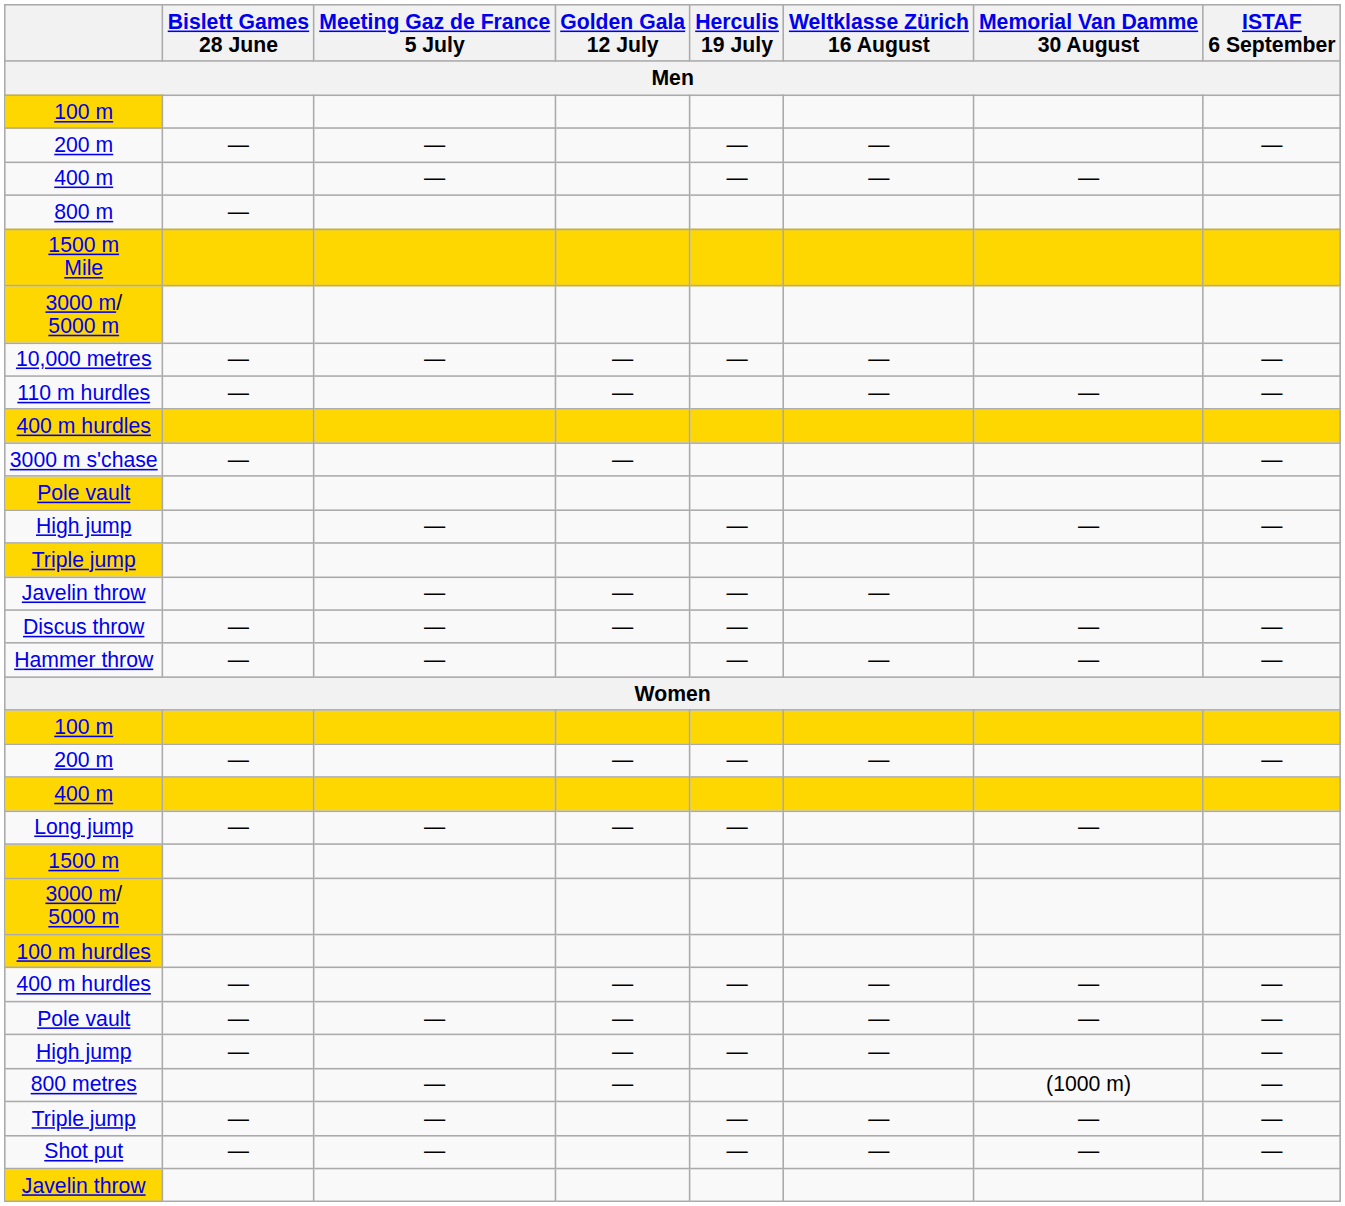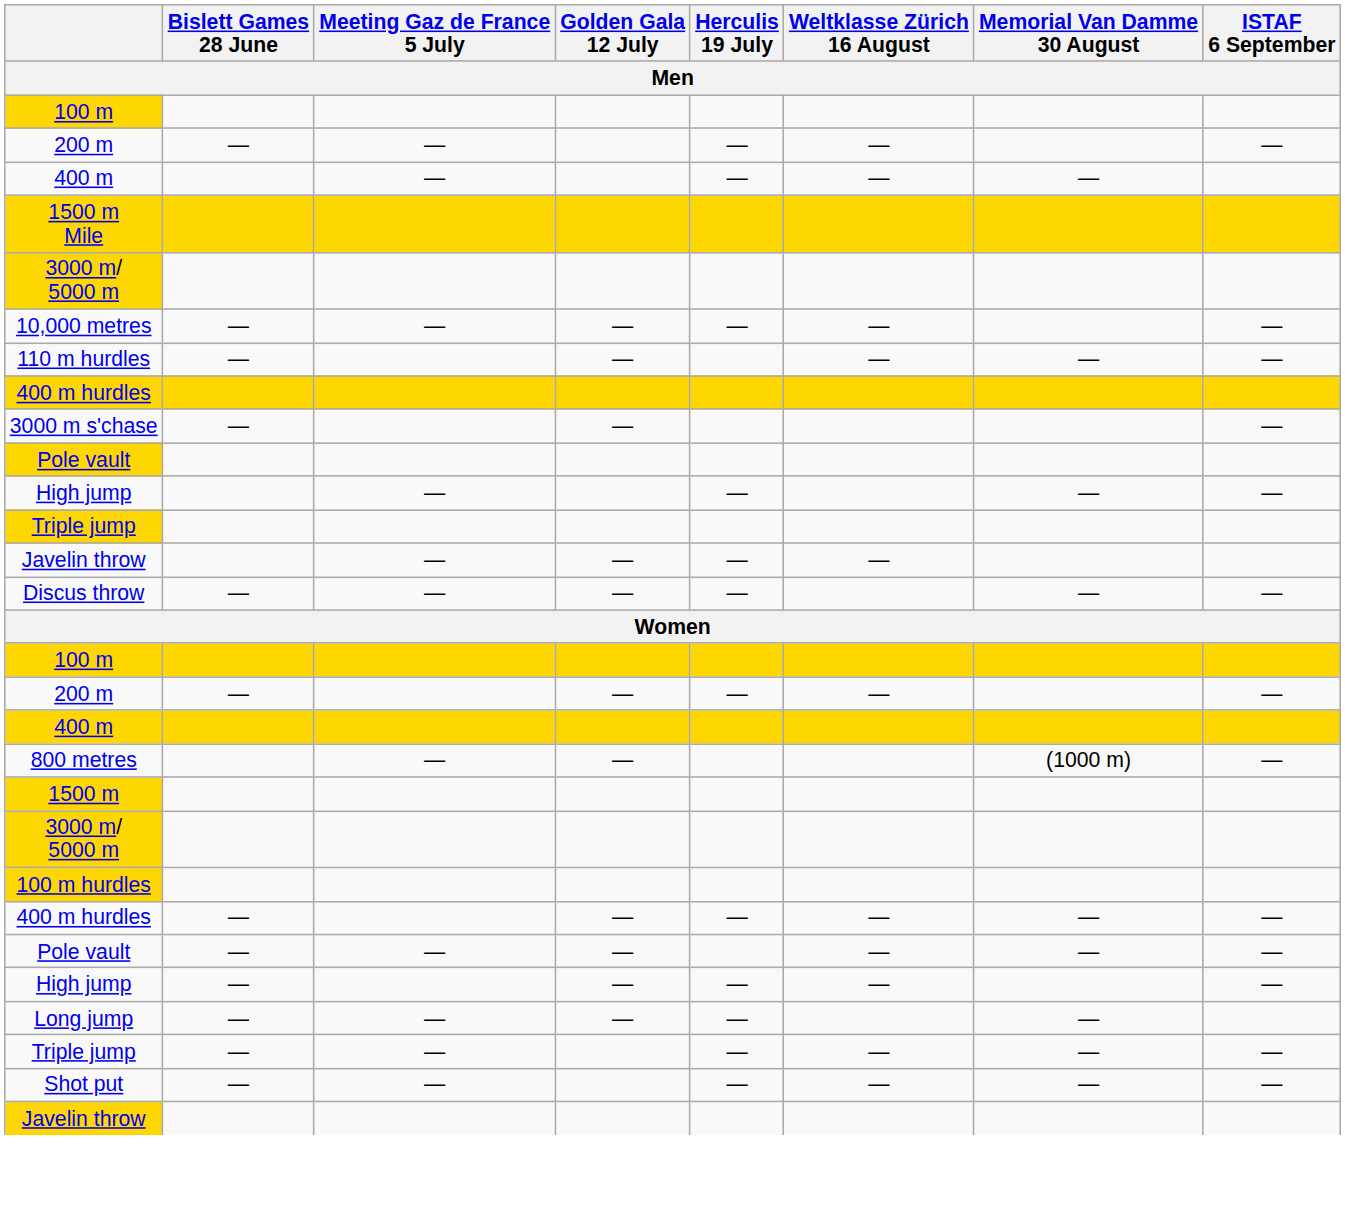- row: (84, 212)
- row: (84, 660)
rows swapped: (84, 1085) <-> (84, 827)
